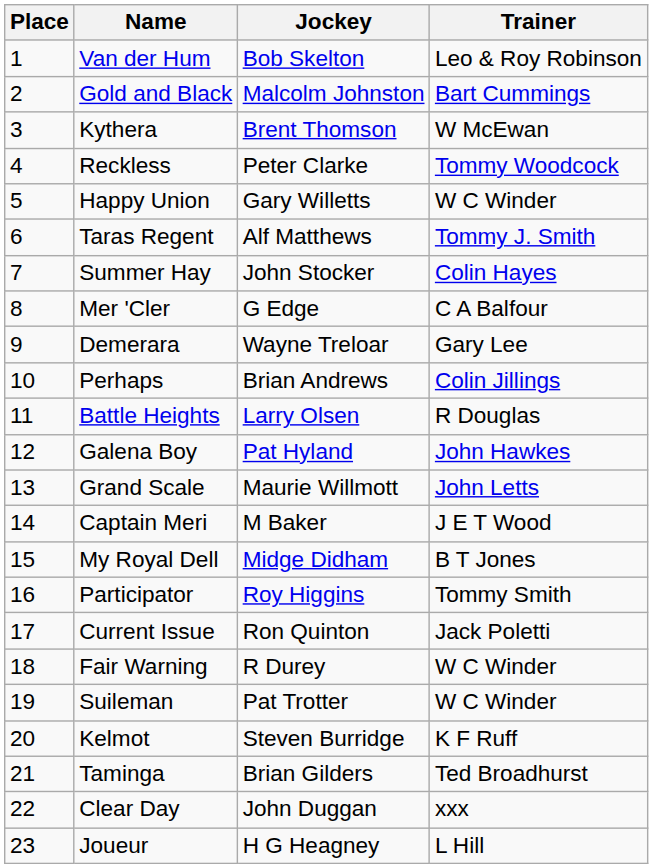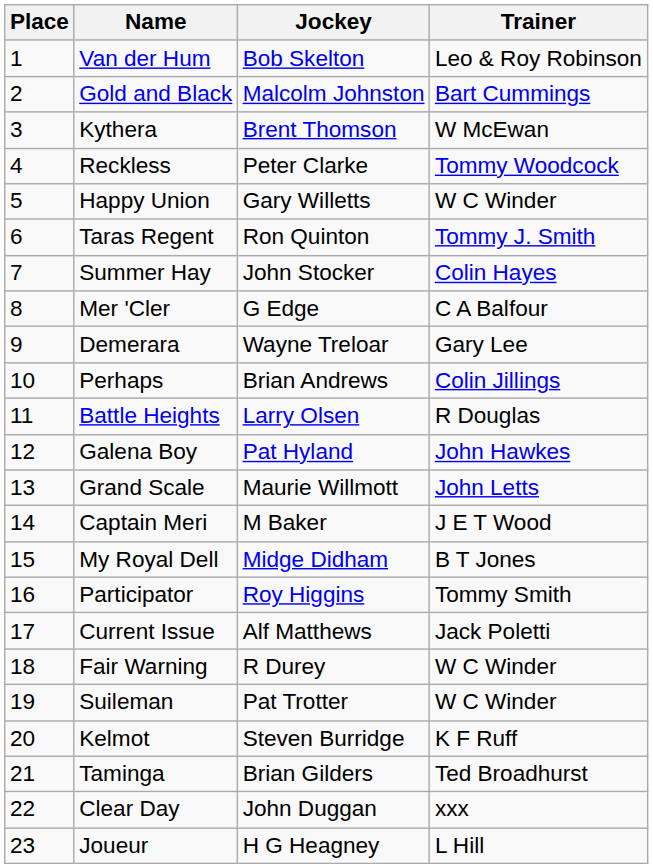(307, 237) Alf Matthews -> (306, 237) Ron Quinton
(306, 630) Ron Quinton -> (307, 630) Alf Matthews
